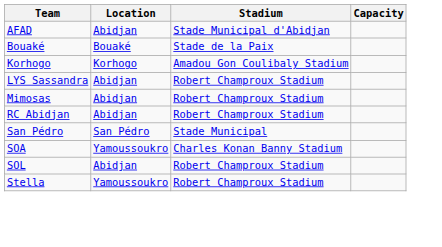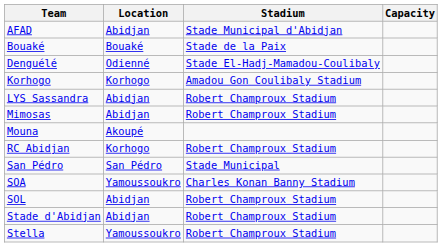+ row: (32, 64)
+ row: (23, 132)
(115, 115) Abidjan -> (128, 148) Korhogo
+ row: (54, 216)
